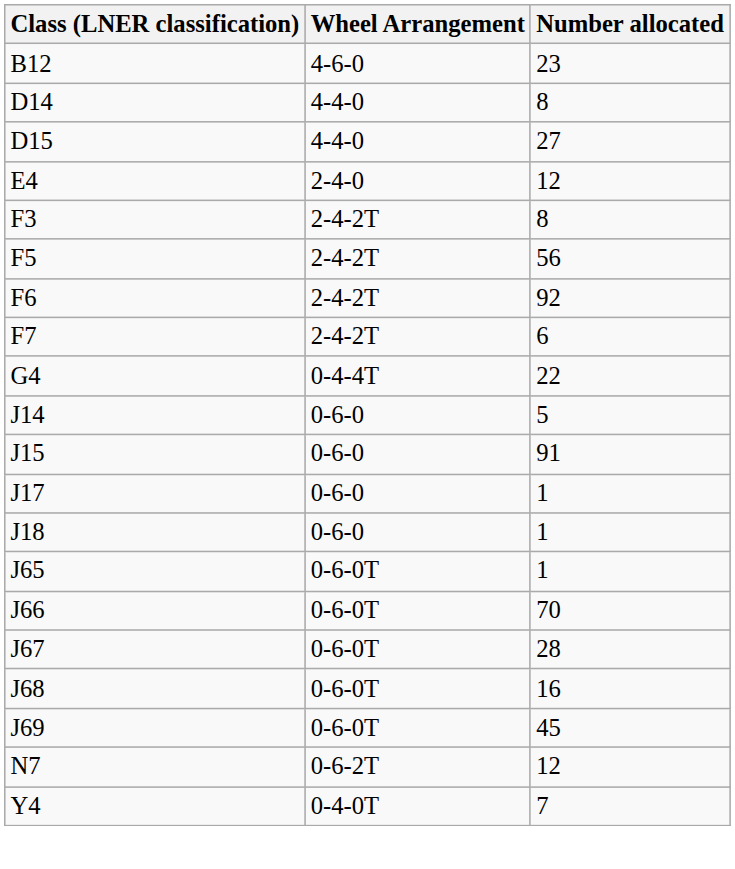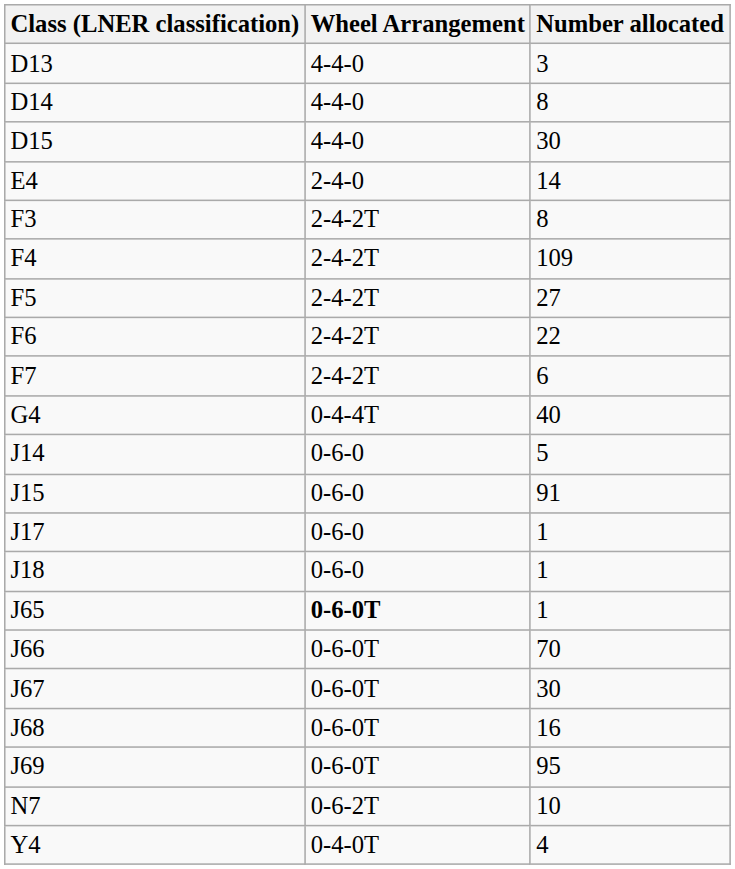- row: (31, 63)
+ row: (32, 63)
(549, 141) 27 -> (549, 141) 30
(549, 180) 12 -> (549, 180) 14
+ row: (23, 258)
(549, 258) 56 -> (549, 297) 27
(549, 297) 92 -> (549, 336) 22
(549, 375) 22 -> (549, 414) 40
(345, 571) normal -> (346, 610) bold
(549, 649) 28 -> (549, 688) 30
(549, 727) 45 -> (549, 766) 95
(549, 766) 12 -> (549, 805) 10
(542, 805) 7 -> (542, 844) 4
